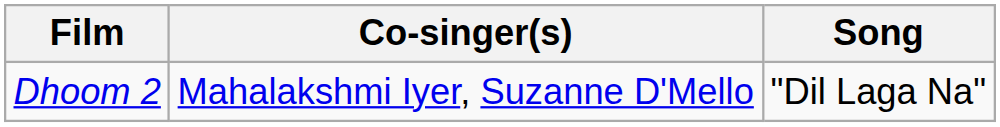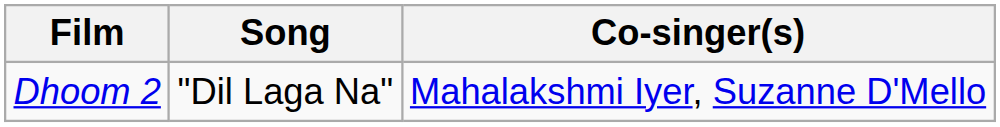columns swapped: (878, 33) <-> (466, 33)
